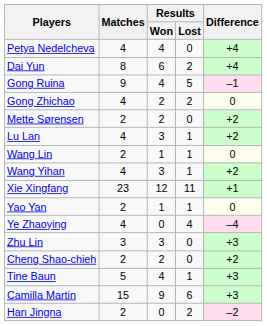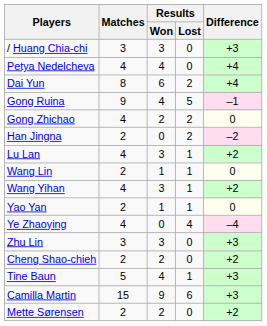+ row: (47, 48)
rows swapped: (34, 312) <-> (45, 119)
- row: (38, 189)
